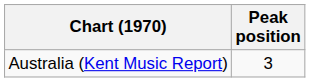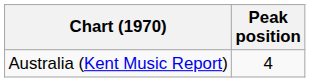(268, 63) 3 -> (268, 63) 4
